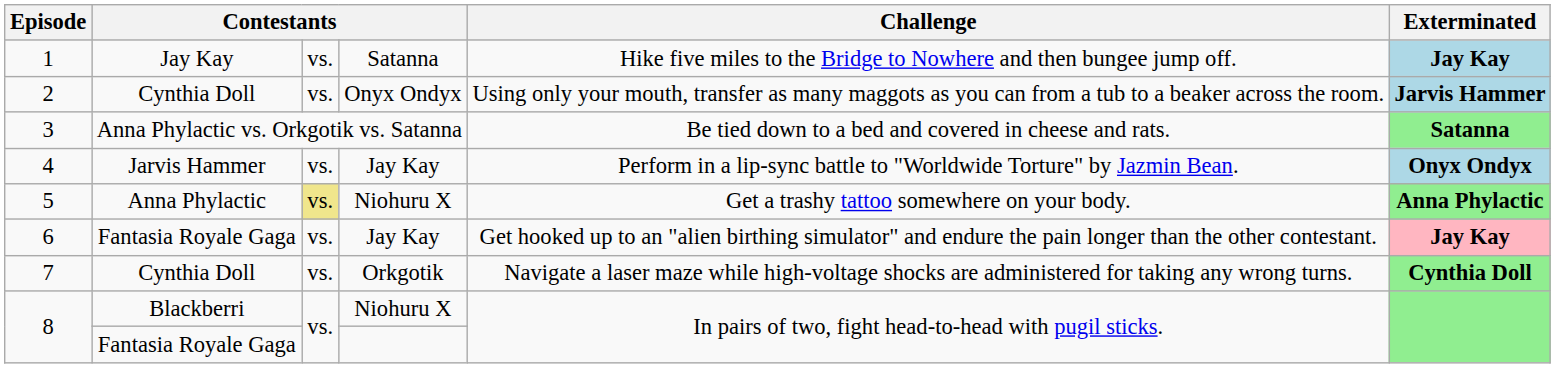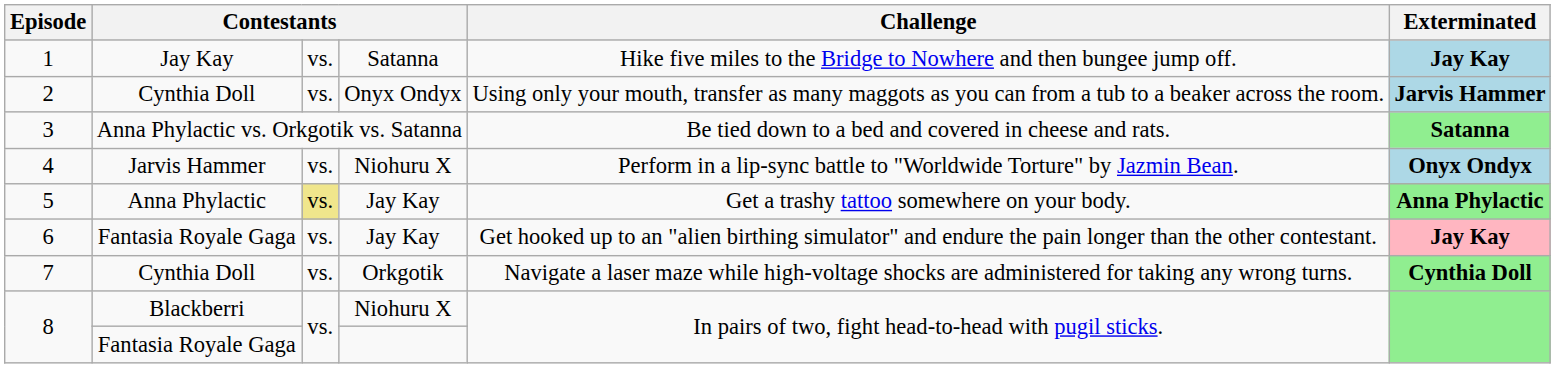(403, 165) Jay Kay -> (403, 165) Niohuru X
(403, 201) Niohuru X -> (403, 201) Jay Kay
